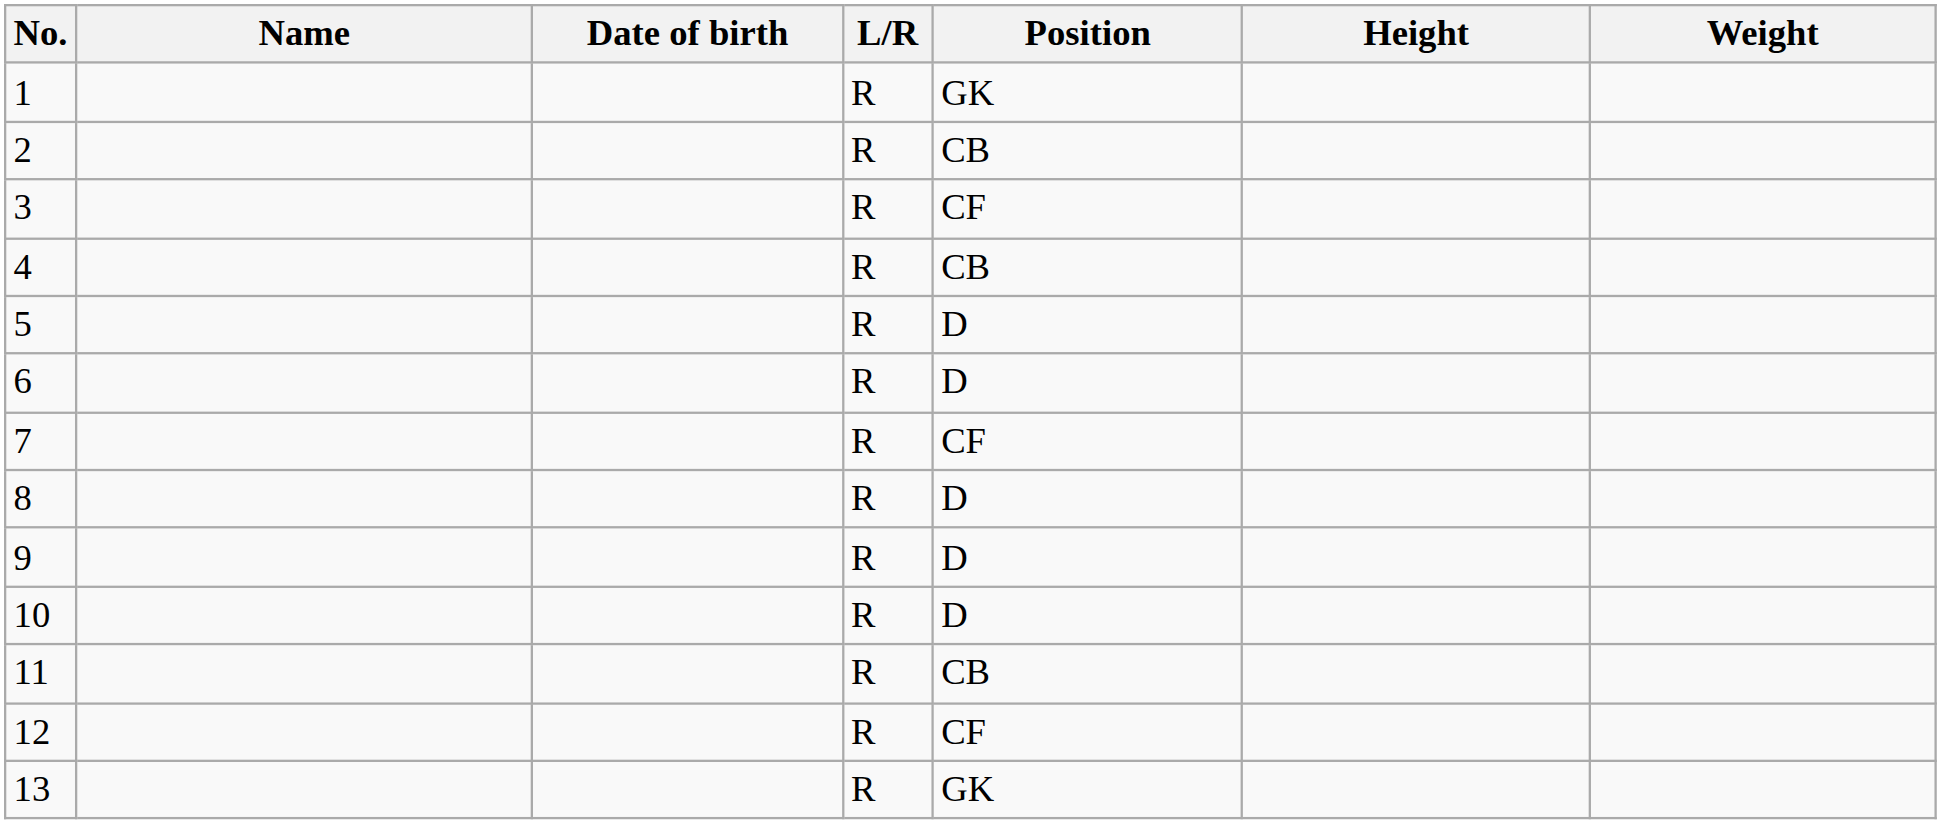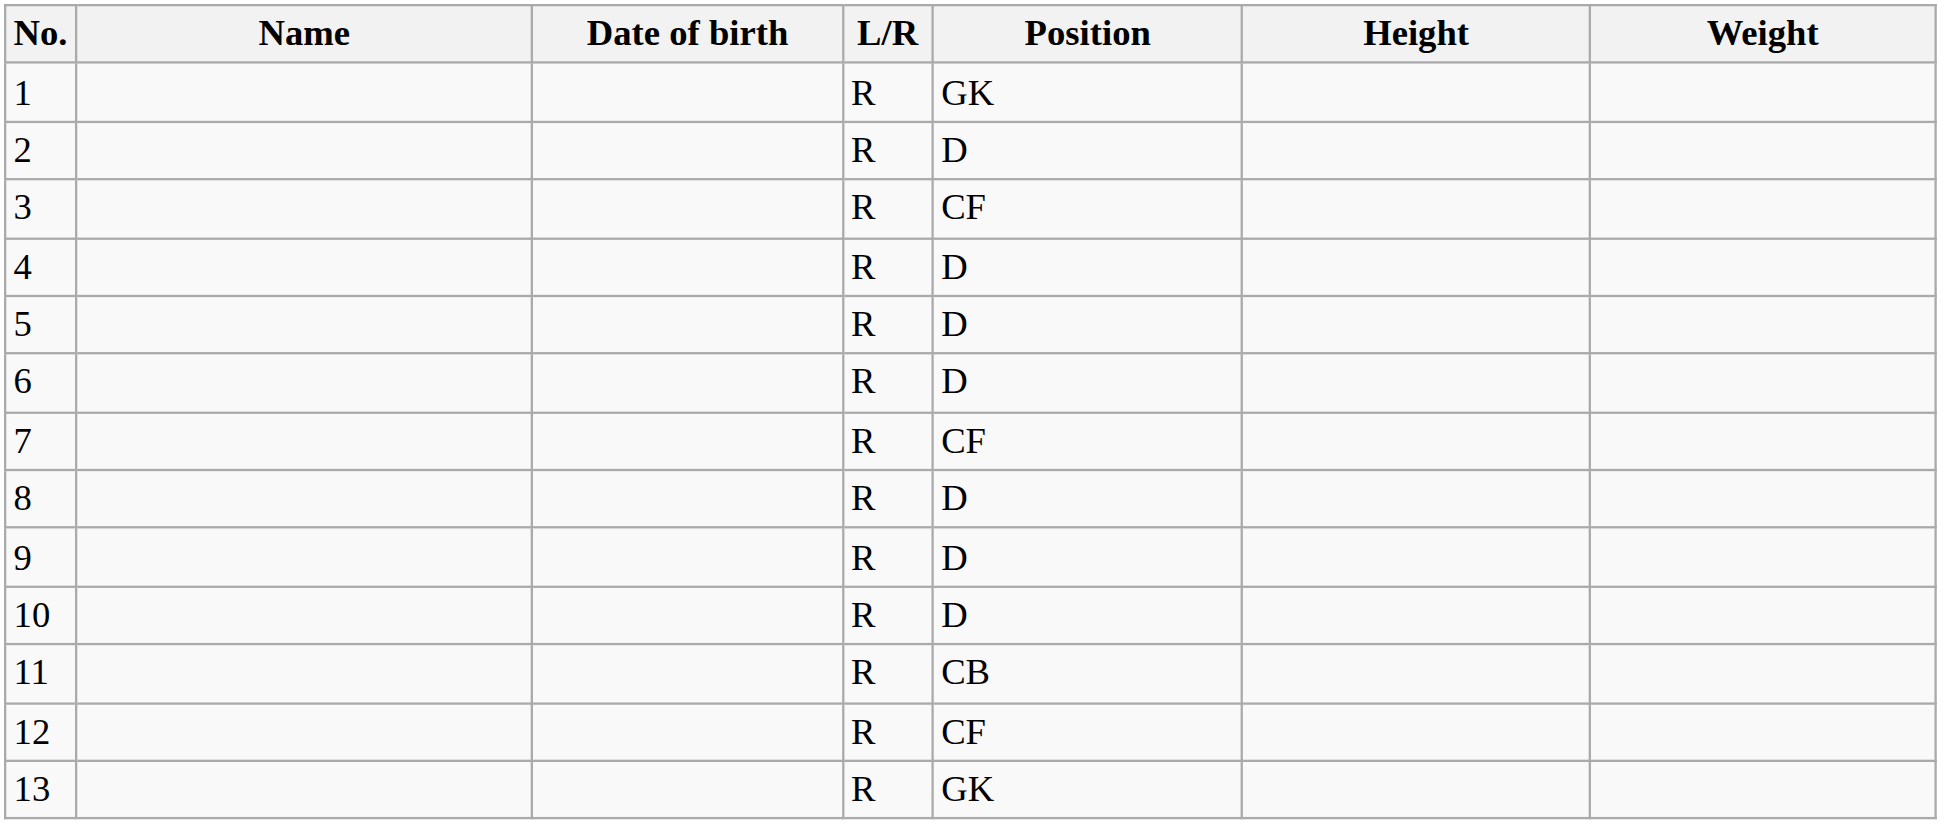(966, 149) CB -> (954, 149) D
(966, 265) CB -> (954, 265) D
